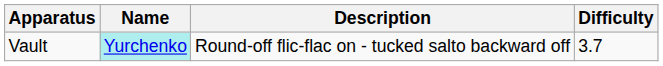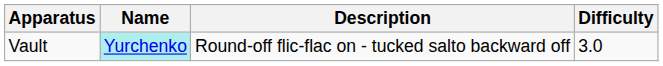(590, 46) 3.7 -> (590, 46) 3.0
